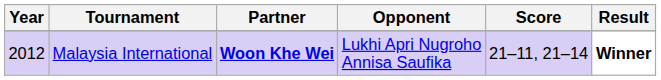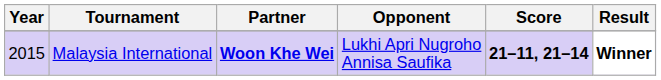(27, 53) 2012 -> (27, 53) 2015
(539, 53) normal -> (539, 53) bold
